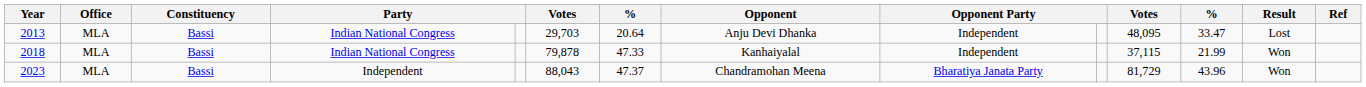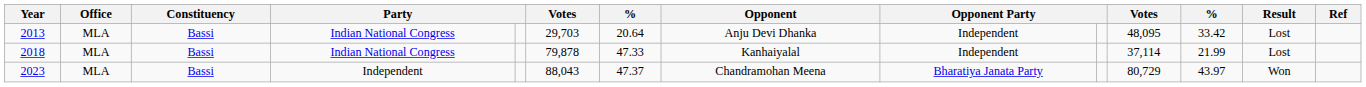(1212, 33) 33.47 -> (1212, 33) 33.42
(1144, 52) 37,115 -> (1144, 52) 37,114
(1279, 52) Won -> (1279, 52) Lost
(1144, 71) 81,729 -> (1144, 71) 80,729
(1212, 71) 43.96 -> (1212, 71) 43.97
